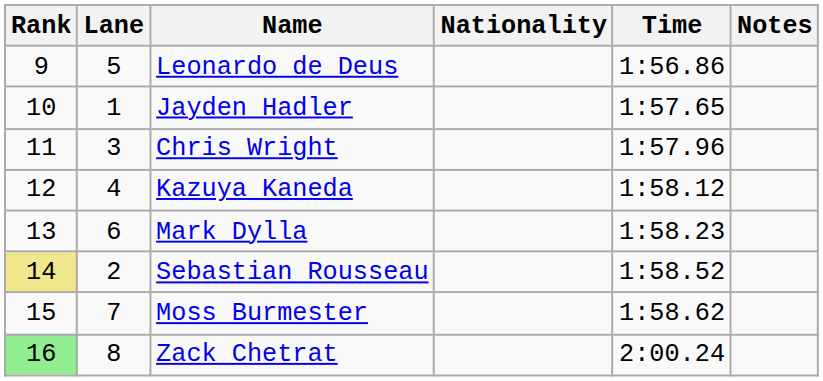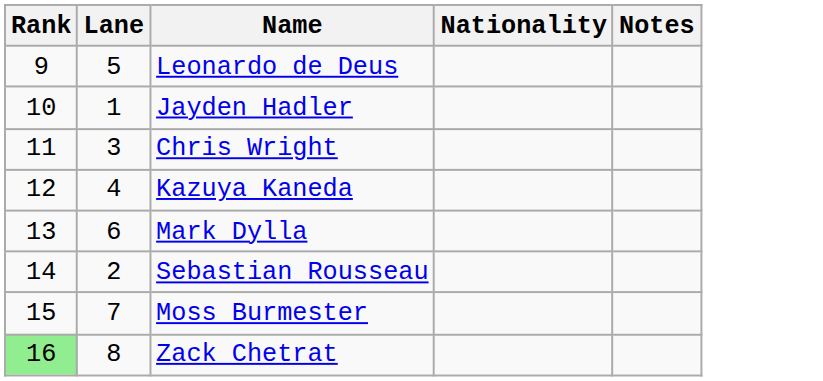- column: (672, 26)
(41, 272) khaki background -> (41, 272) no background
